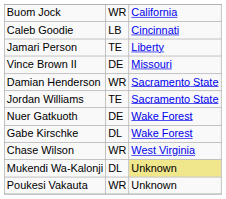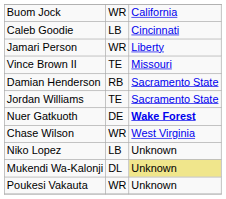(115, 47) TE -> (117, 47) WR
(116, 64) DE -> (115, 64) TE
(117, 82) WR -> (116, 82) RB
(162, 116) normal -> (163, 116) bold
- row: (43, 133)
+ row: (34, 151)
